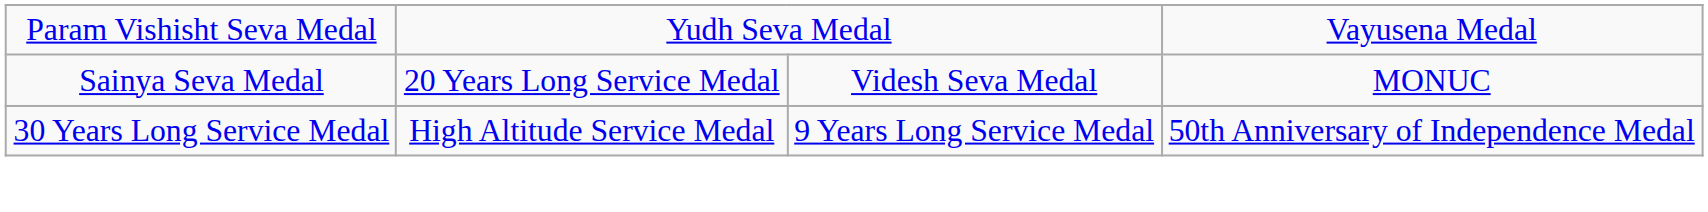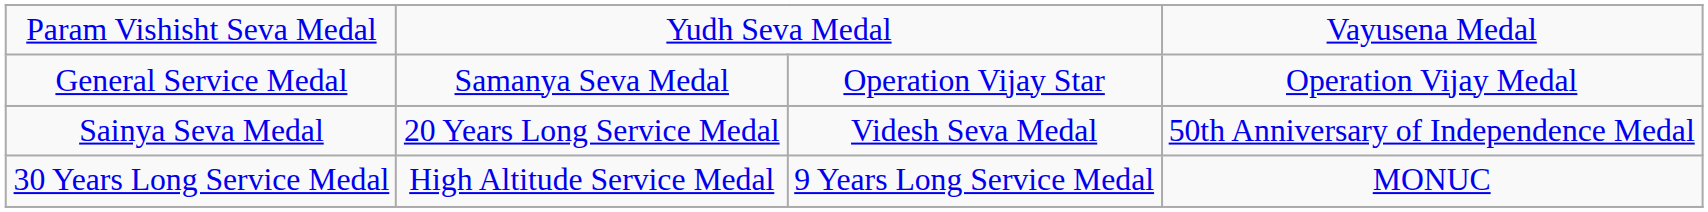+ row: (201, 79)
(1432, 79) MONUC -> (1432, 130) 50th Anniversary of Independence Medal
(1432, 130) 50th Anniversary of Independence Medal -> (1432, 180) MONUC
